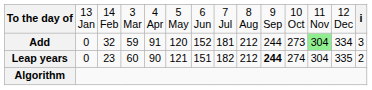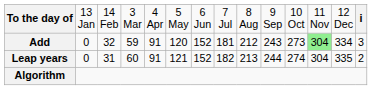(273, 42) 244 -> (273, 42) 243
(109, 59) 23 -> (109, 59) 31
(155, 59) 90 -> (155, 59) 91
(202, 59) 151 -> (202, 59) 152
(249, 59) 212 -> (249, 59) 213
(273, 59) bold -> (273, 59) normal
